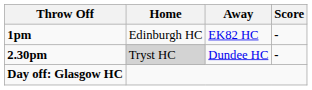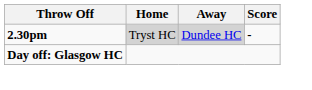- row: (19, 34)
(238, 54) no background -> (211, 34) lightgrey background
